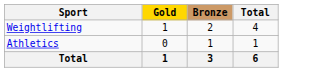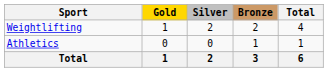+ column: (210, 12)
